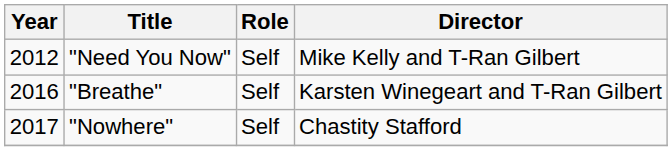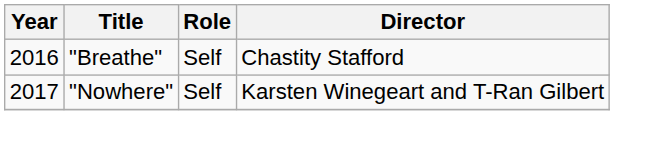- row: (150, 57)
(480, 92) Karsten Winegeart and T-Ran Gilbert -> (323, 57) Chastity Stafford
(380, 127) Chastity Stafford -> (423, 92) Karsten Winegeart and T-Ran Gilbert
